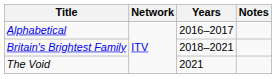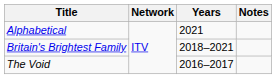(206, 30) 2016–2017 -> (191, 30) 2021
(191, 64) 2021 -> (206, 64) 2016–2017
